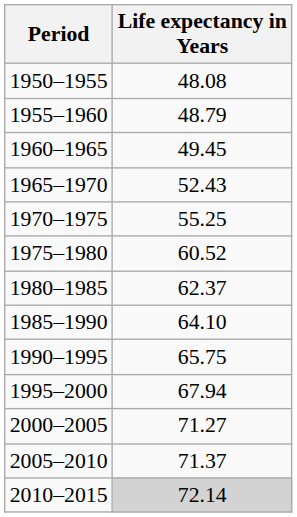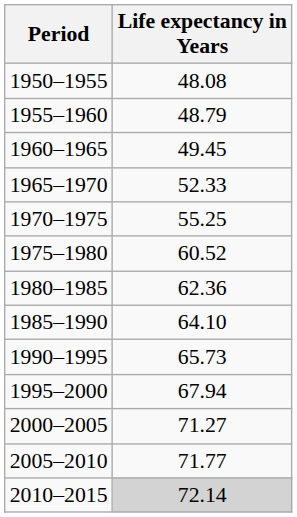(202, 184) 52.43 -> (202, 184) 52.33
(202, 287) 62.37 -> (202, 287) 62.36
(202, 356) 65.75 -> (202, 356) 65.73
(202, 460) 71.37 -> (202, 460) 71.77
